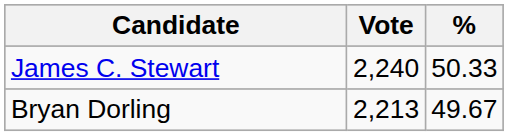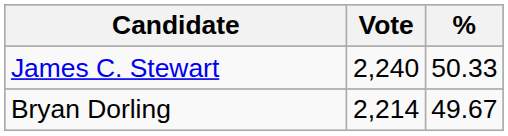(386, 109) 2,213 -> (386, 109) 2,214
